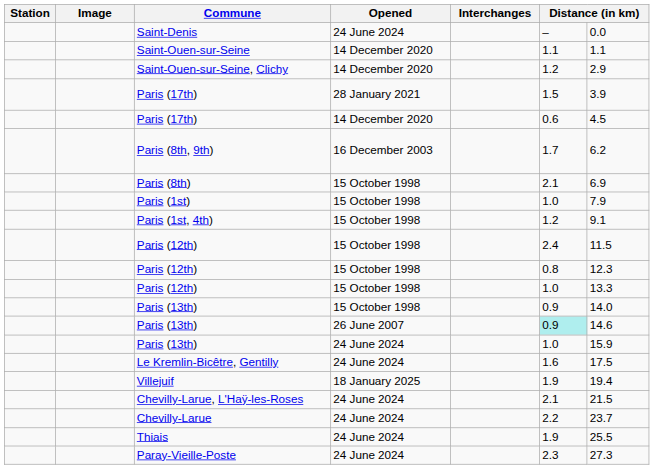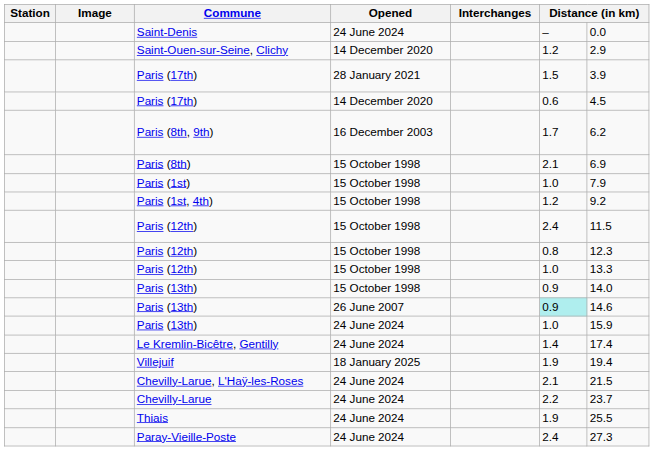- row: (193, 50)
(598, 219) 9.1 -> (598, 201) 9.2
(550, 362) 1.6 -> (550, 344) 1.4
(601, 362) 17.5 -> (601, 344) 17.4
(550, 455) 2.3 -> (550, 436) 2.4
